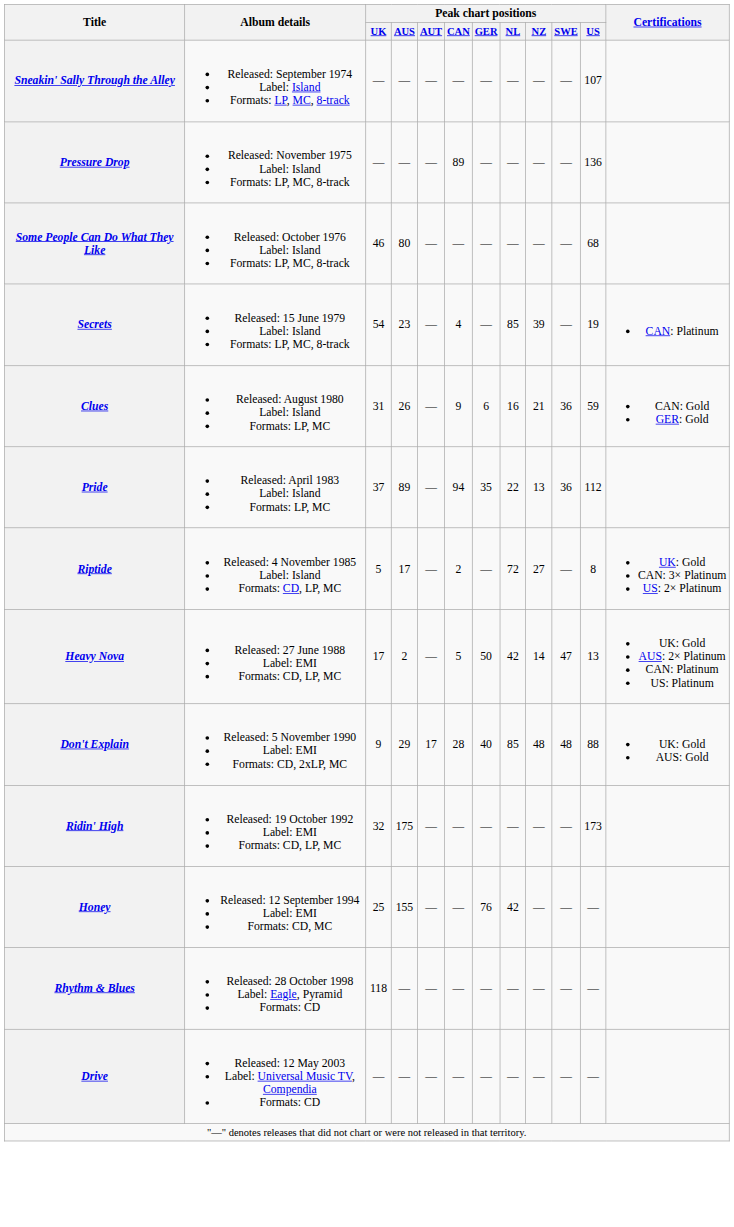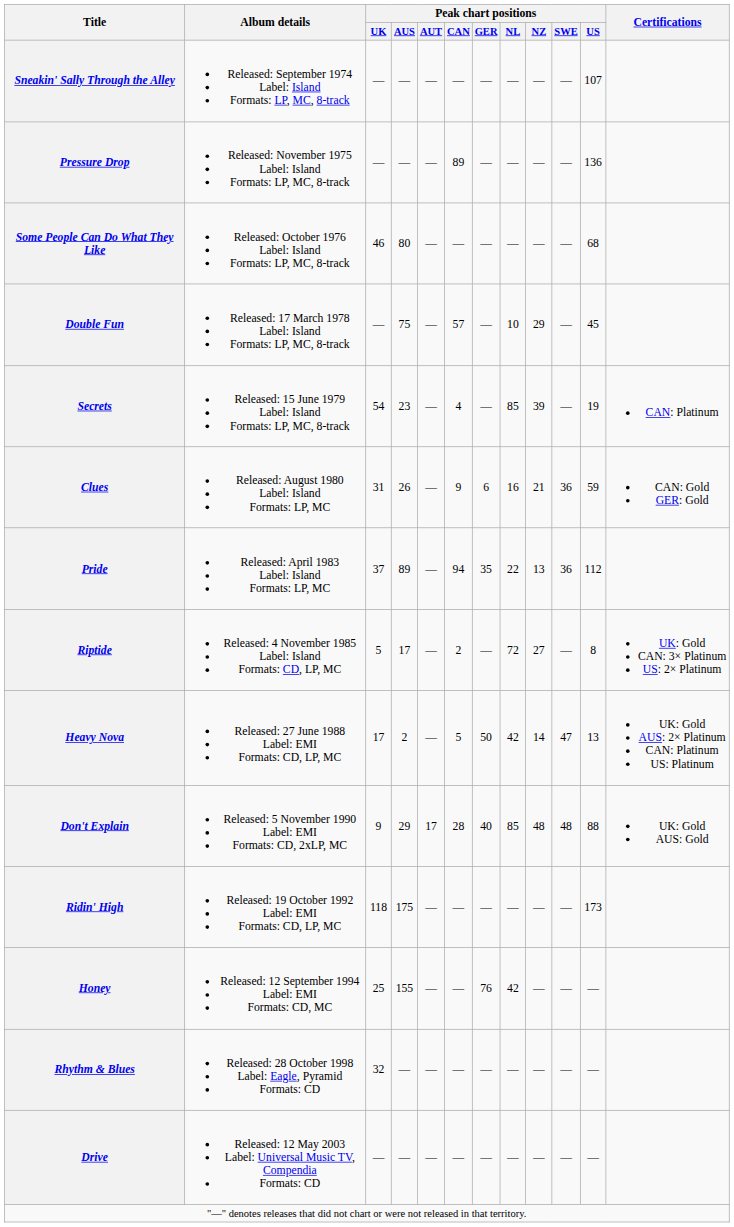+ row: (95, 324)
(379, 825) 32 -> (379, 907) 118
(379, 988) 118 -> (379, 1069) 32
